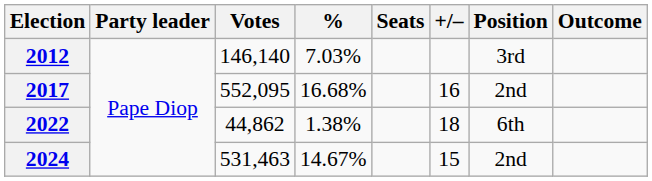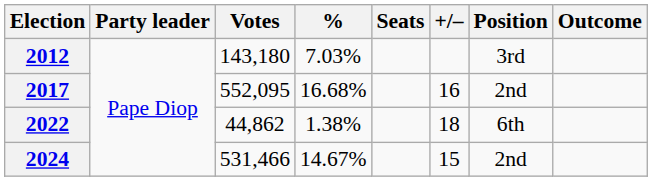(255, 55) 146,140 -> (255, 55) 143,180
(255, 158) 531,463 -> (255, 158) 531,466
